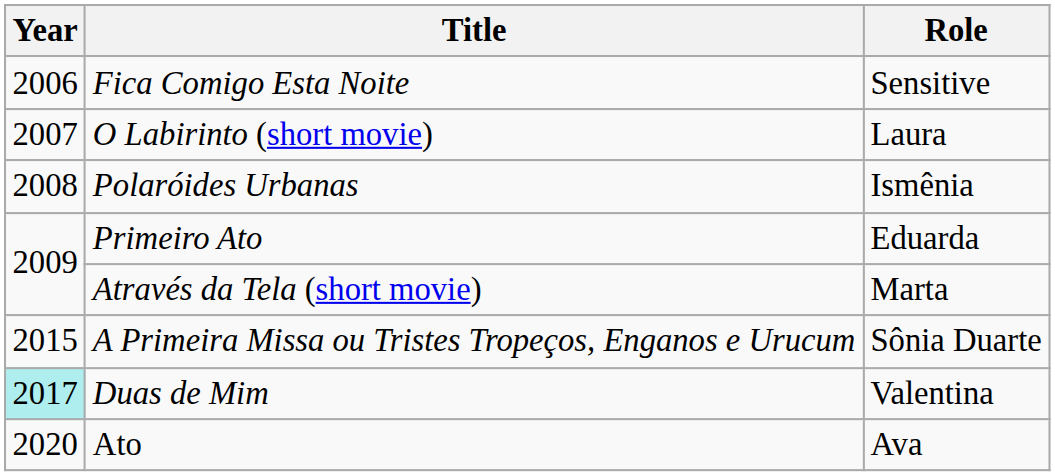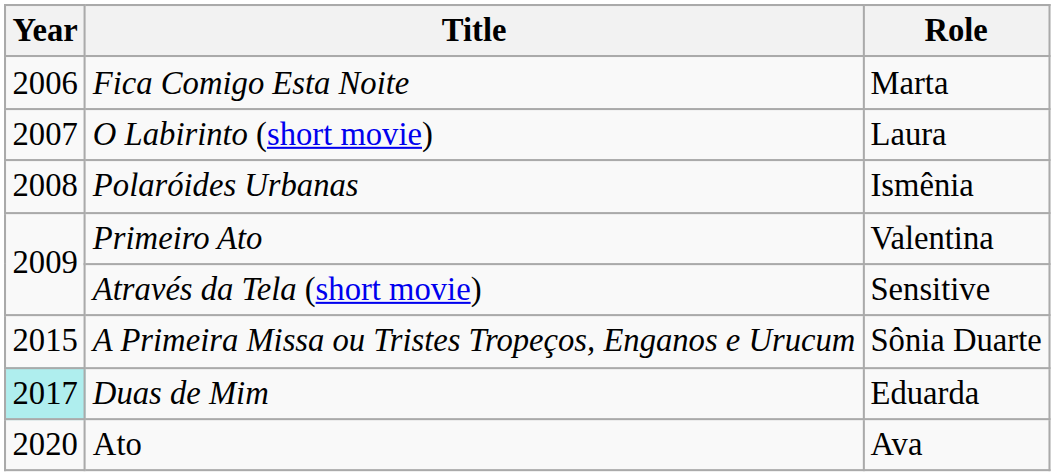(930, 82) Sensitive -> (909, 82) Marta
(925, 237) Eduarda -> (932, 237) Valentina
(909, 289) Marta -> (930, 289) Sensitive
(932, 392) Valentina -> (925, 392) Eduarda
